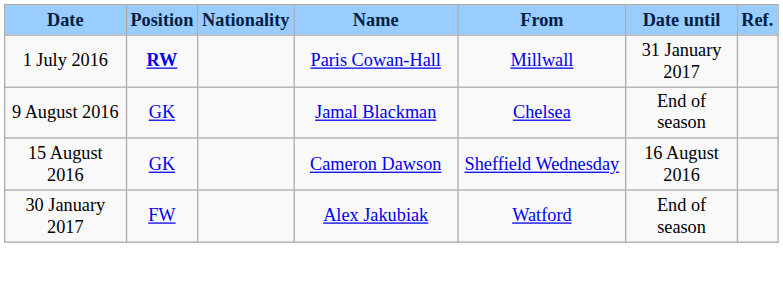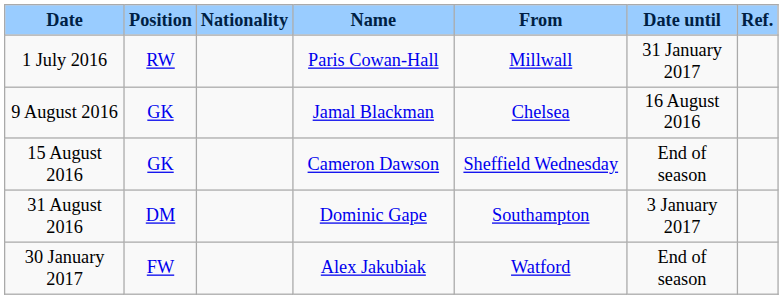(162, 60) bold -> (161, 60) normal
(682, 112) End of season -> (682, 112) 16 August 2016
(682, 164) 16 August 2016 -> (682, 164) End of season
+ row: (65, 216)
